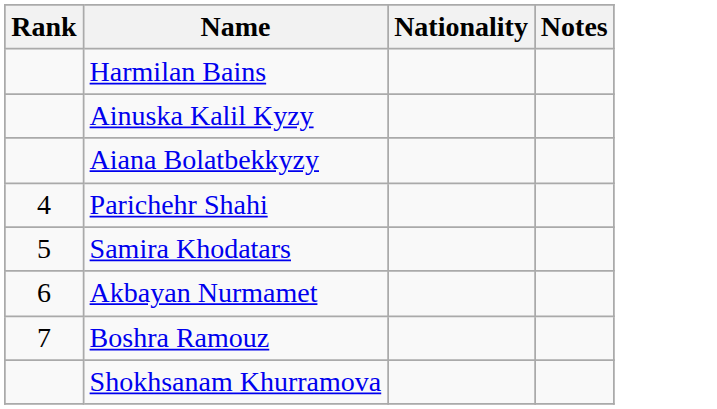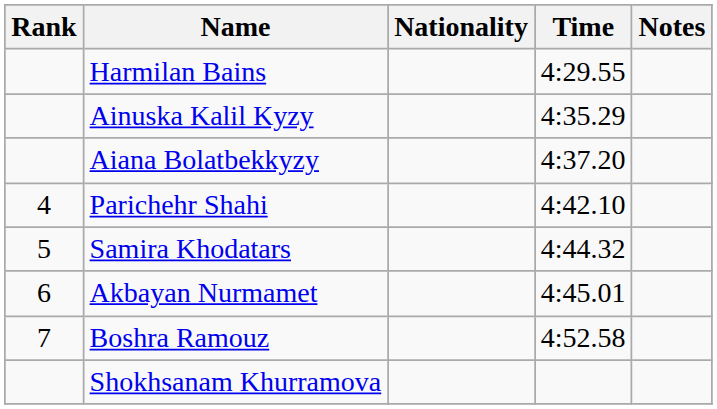+ column: (583, 26)
